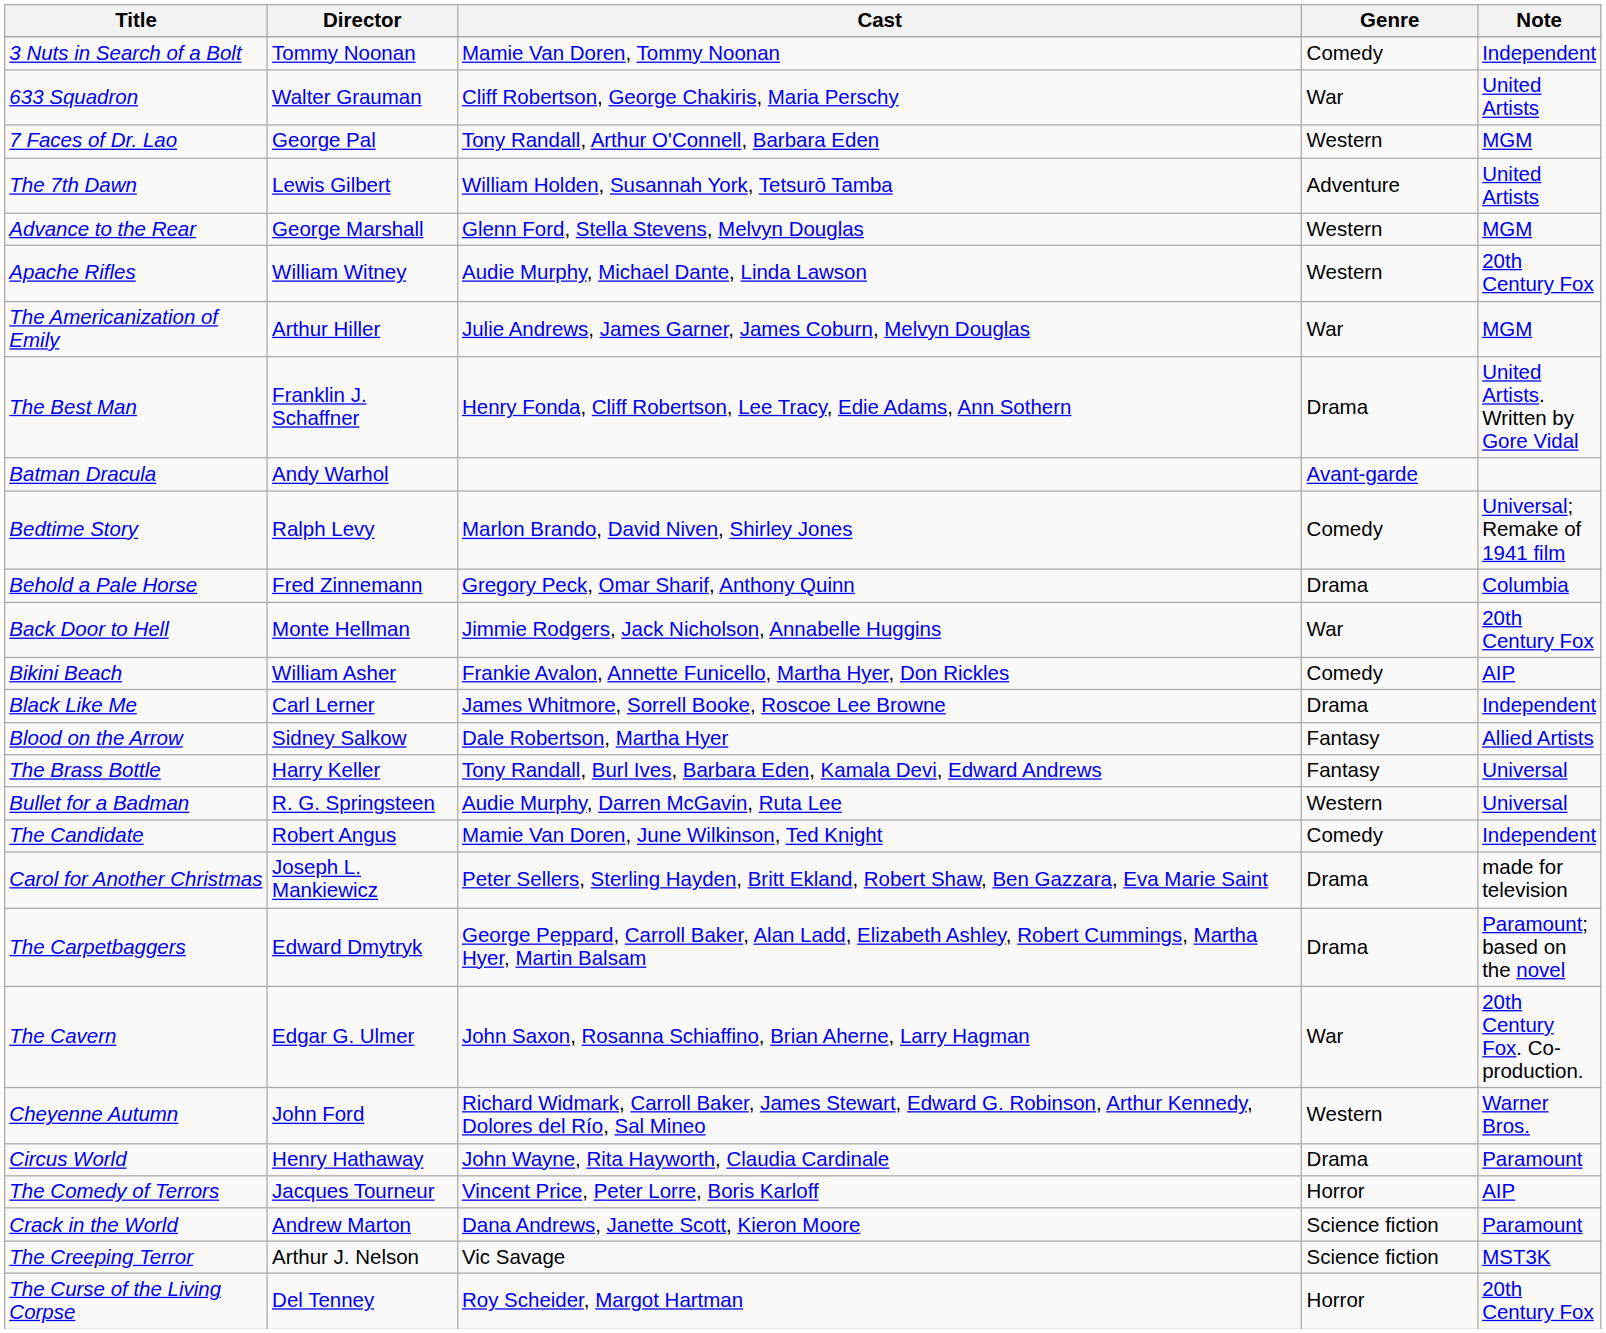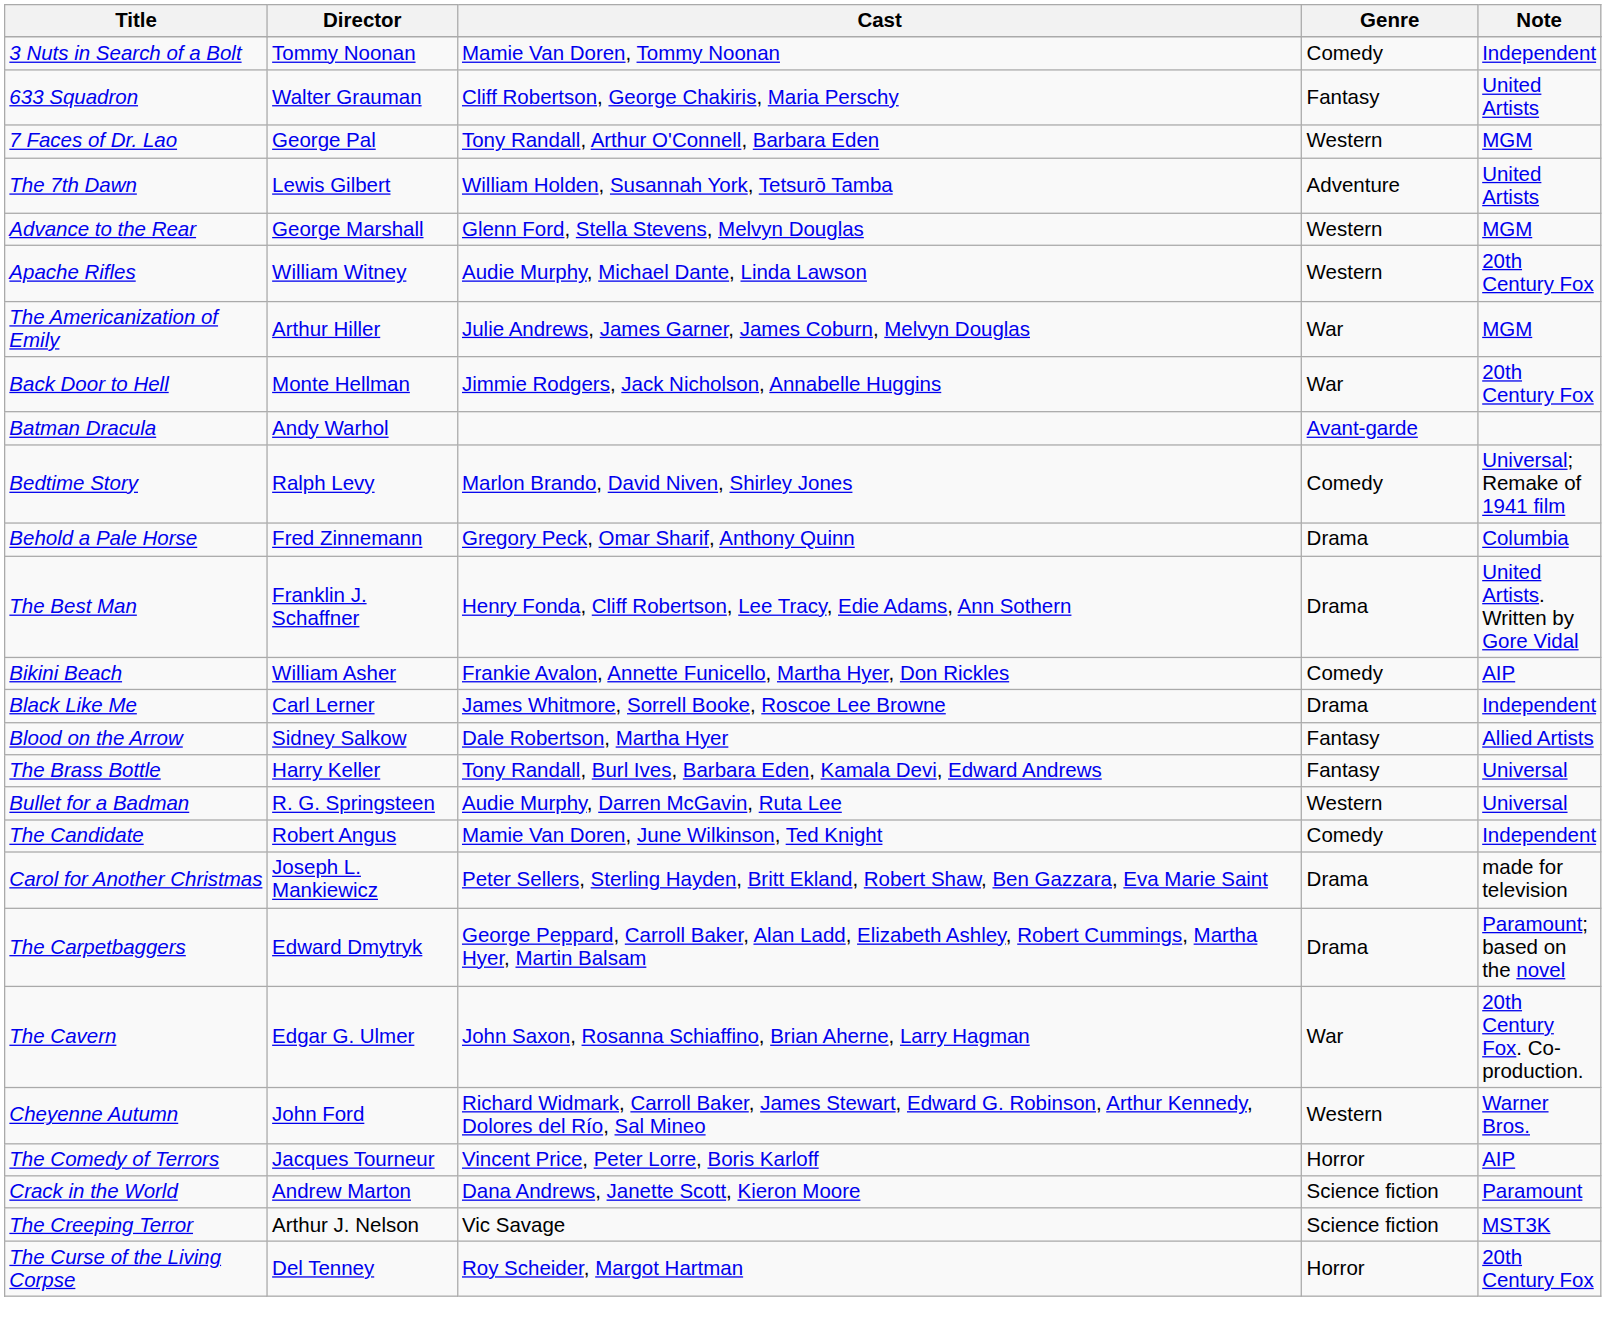(1325, 97) War -> (1343, 97) Fantasy
rows swapped: (89, 629) <-> (73, 407)
- row: (68, 1159)
